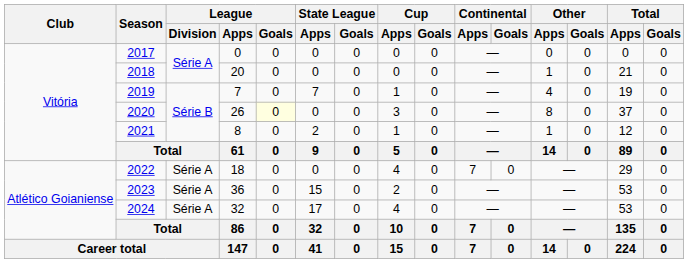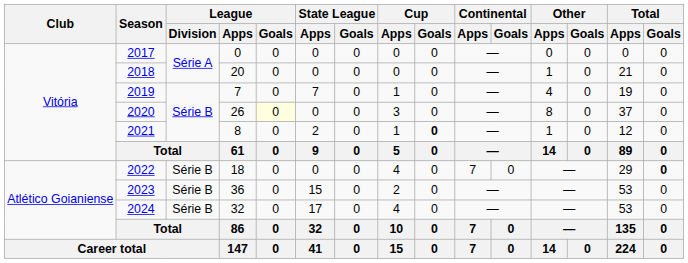(435, 131) normal -> (435, 131) bold
(193, 170) Série A -> (193, 170) Série B
(664, 170) normal -> (664, 170) bold
(193, 190) Série A -> (193, 190) Série B
(193, 209) Série A -> (193, 209) Série B
